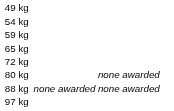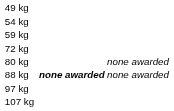- row: (17, 48)
(65, 89) normal -> (72, 75) bold
+ row: (19, 102)
